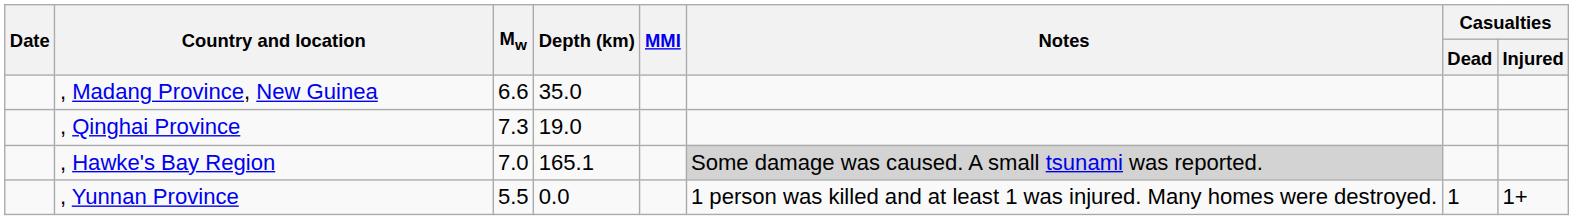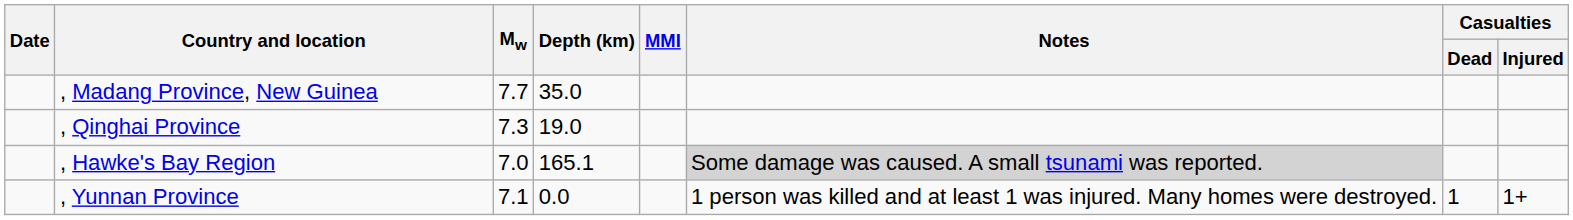(513, 92) 6.6 -> (513, 92) 7.7
(513, 197) 5.5 -> (513, 197) 7.1
